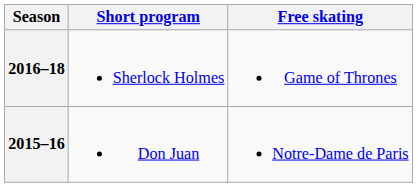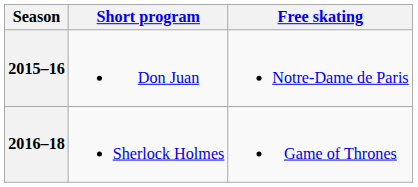rows swapped: (37, 68) <-> (37, 144)
